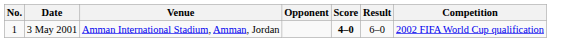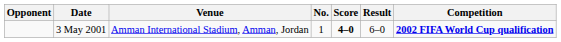columns swapped: (14, 12) <-> (307, 12)
(470, 29) normal -> (475, 29) bold
